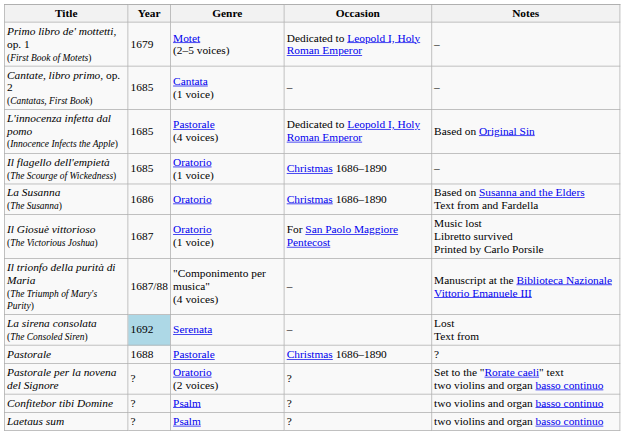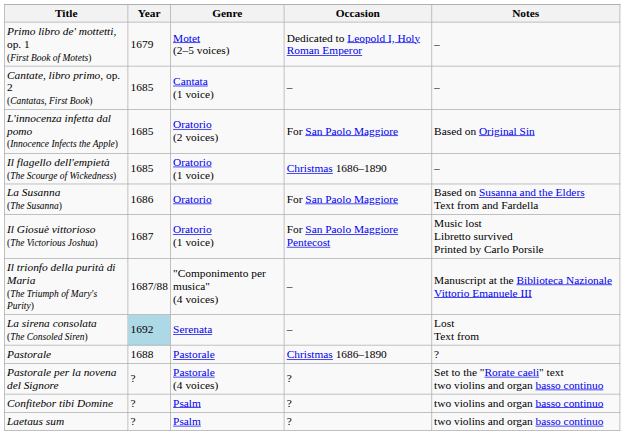(196, 131) Pastorale (4 voices) -> (196, 131) Oratorio (2 voices)
(353, 131) Dedicated to Leopold I, Holy Roman Emperor -> (342, 131) For San Paolo Maggiore
(337, 199) Christmas 1686–1890 -> (342, 199) For San Paolo Maggiore
(196, 378) Oratorio (2 voices) -> (196, 378) Pastorale (4 voices)
